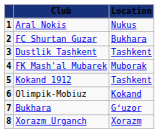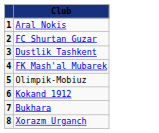- column: (131, 11)
(43, 80) Kokand 1912 -> (51, 80) Olimpik-Mobiuz
(51, 94) Olimpik-Mobiuz -> (43, 94) Kokand 1912
